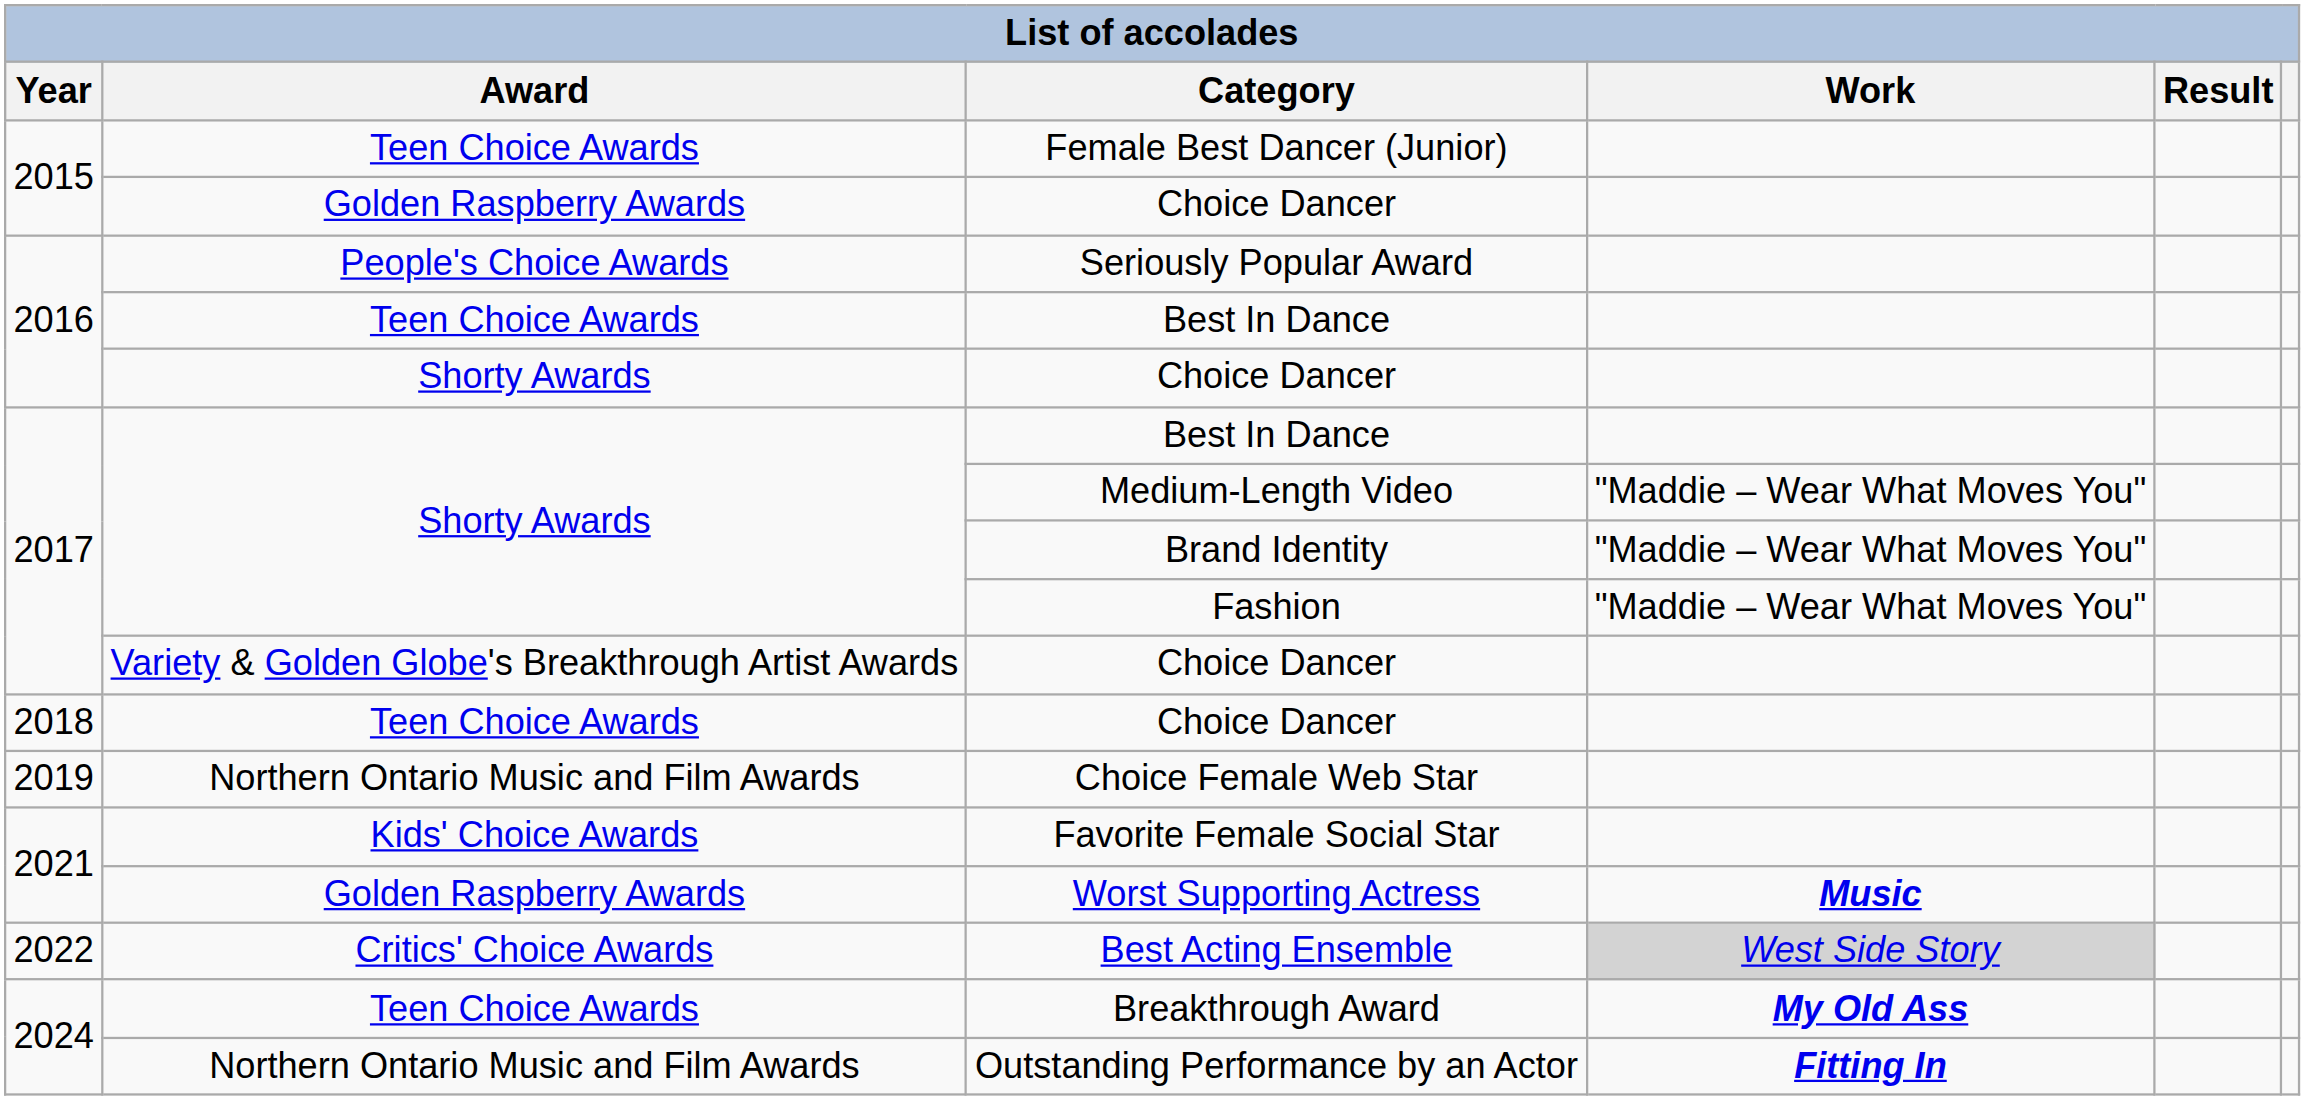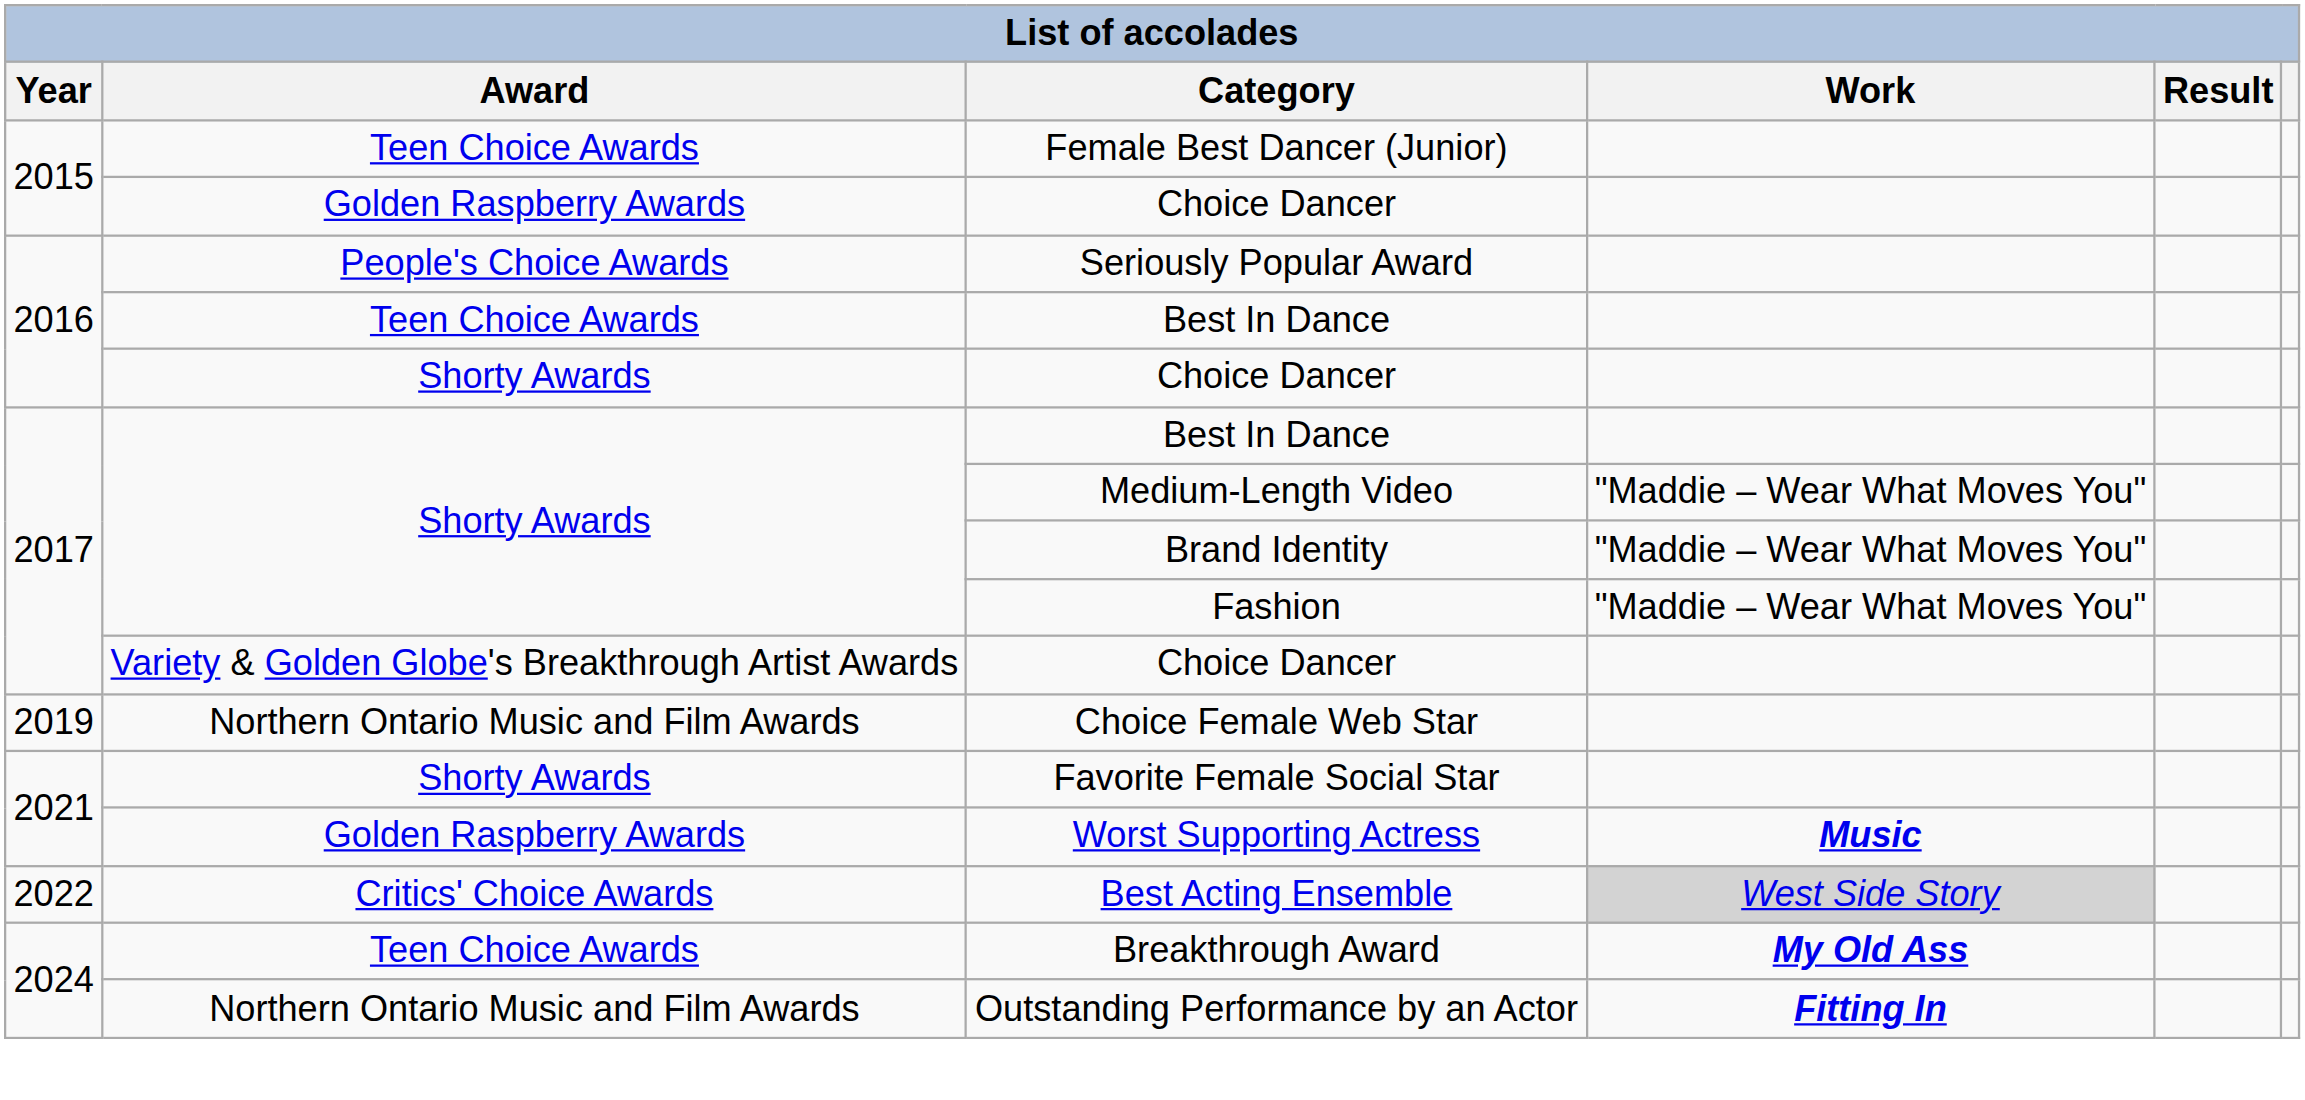- row: (54, 721)
(534, 836) Kids' Choice Awards -> (534, 778) Shorty Awards
